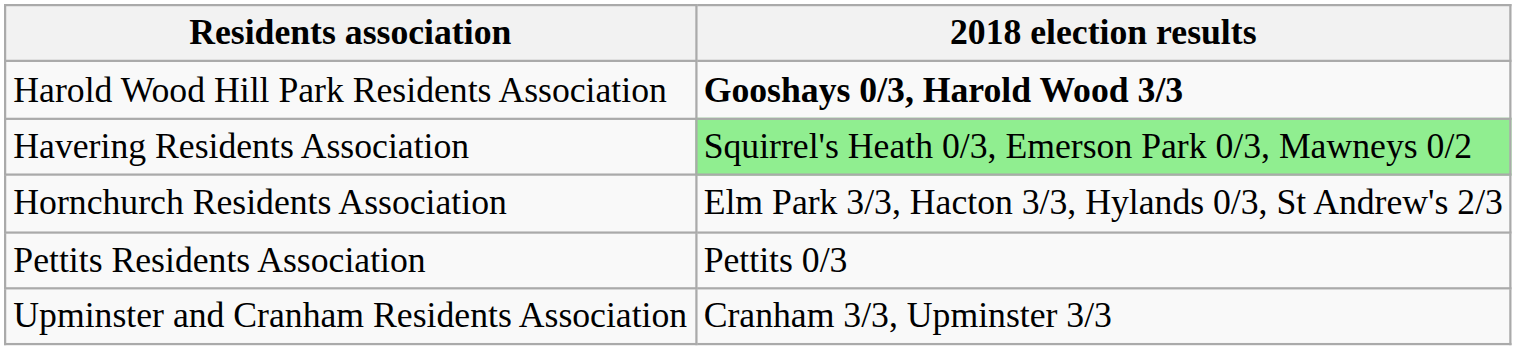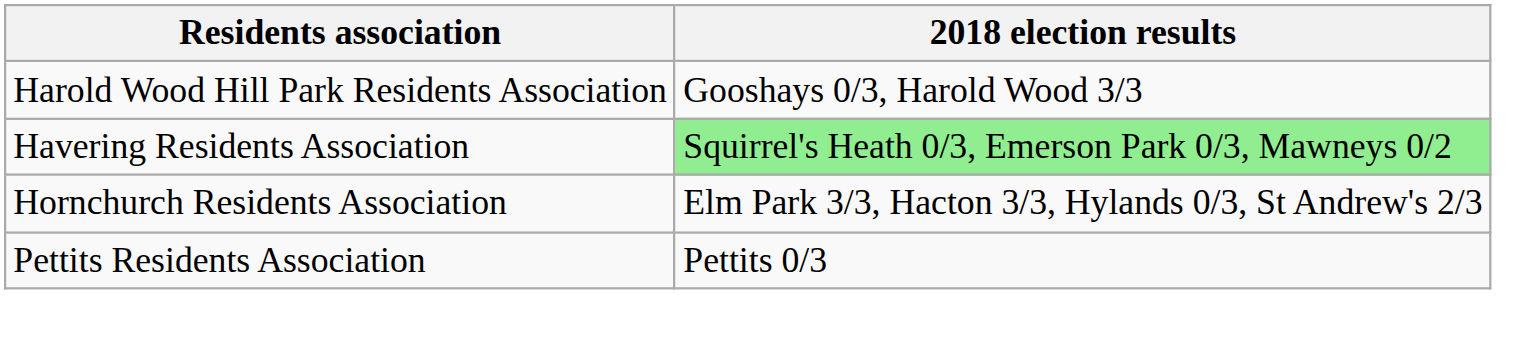(943, 89) bold -> (913, 89) normal
- row: (350, 315)
